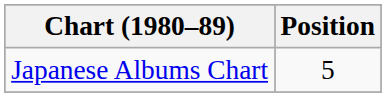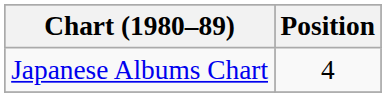(328, 69) 5 -> (328, 69) 4
